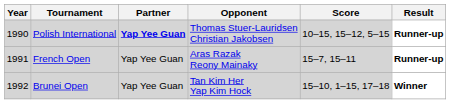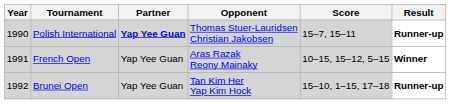(346, 33) 10–15, 15–12, 5–15 -> (329, 33) 15–7, 15–11
(329, 60) 15–7, 15–11 -> (346, 60) 10–15, 15–12, 5–15
(419, 60) Runner-up -> (410, 60) Winner
(410, 86) Winner -> (419, 86) Runner-up
